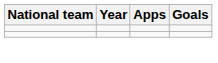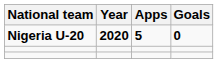+ row: (46, 35)
